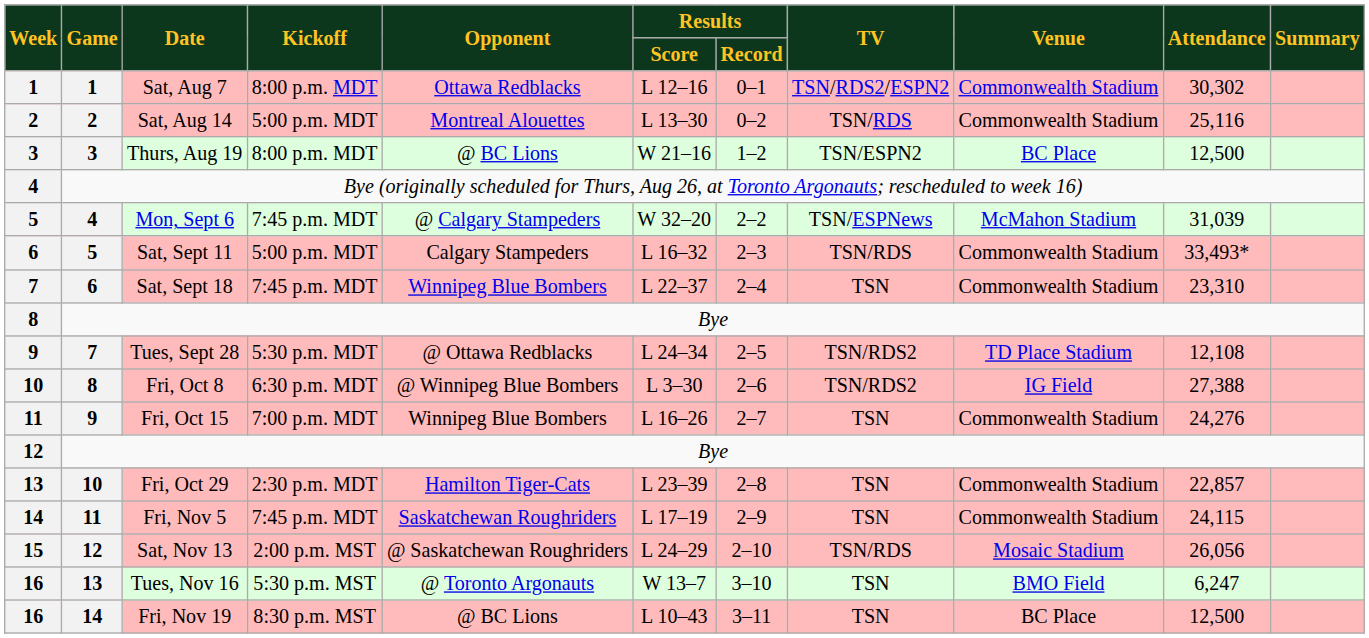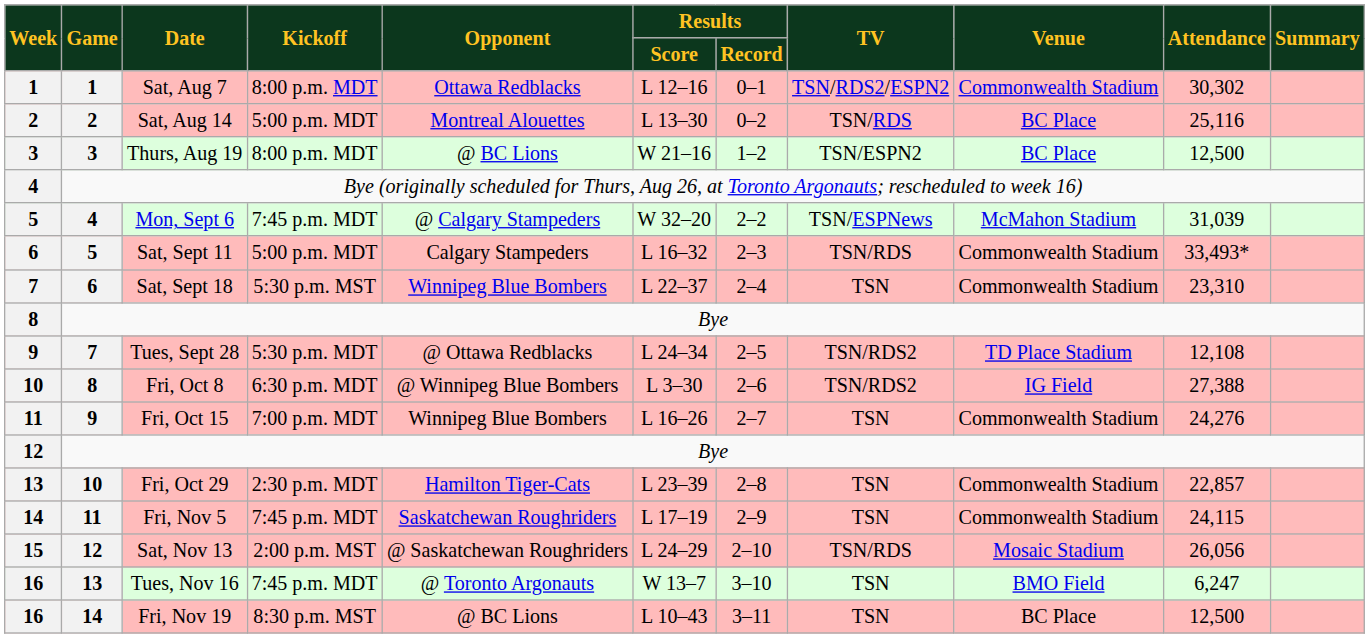(1058, 120) Commonwealth Stadium -> (1058, 120) BC Place
(315, 285) 7:45 p.m. MDT -> (315, 285) 5:30 p.m. MST
(315, 583) 5:30 p.m. MST -> (315, 583) 7:45 p.m. MDT
